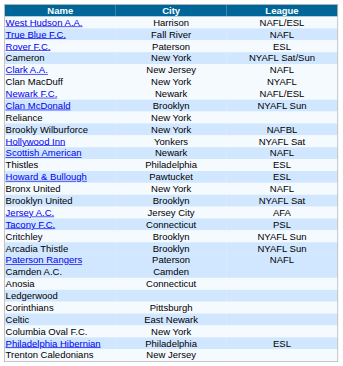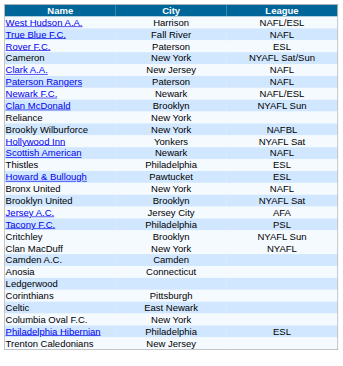rows swapped: (44, 260) <-> (34, 82)
(171, 224) Connecticut -> (171, 224) Philadelphia
- row: (37, 248)
